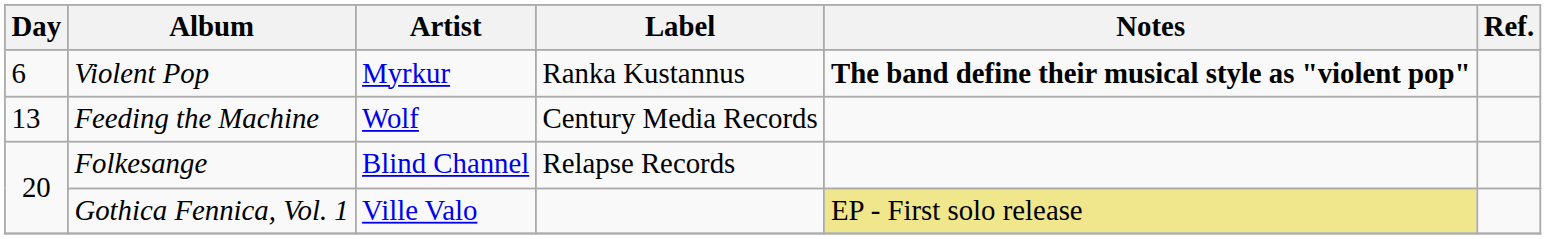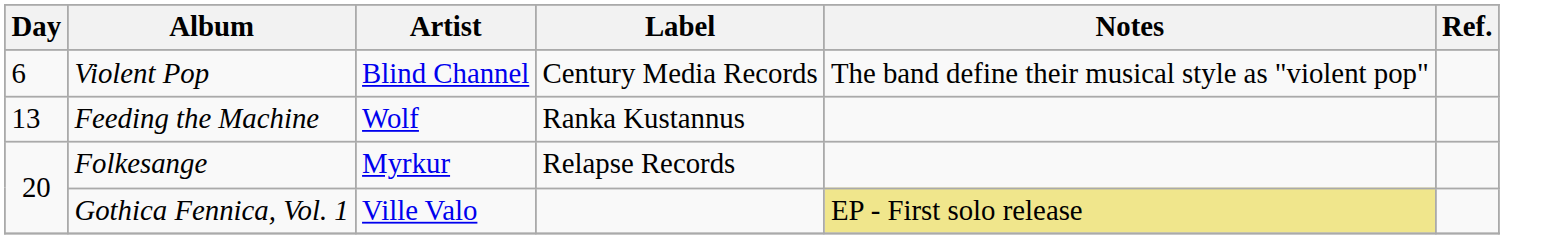(406, 73) Myrkur -> (446, 73) Blind Channel
(644, 73) Ranka Kustannus -> (680, 73) Century Media Records
(1151, 73) bold -> (1130, 73) normal
(680, 118) Century Media Records -> (644, 118) Ranka Kustannus
(446, 164) Blind Channel -> (406, 164) Myrkur
